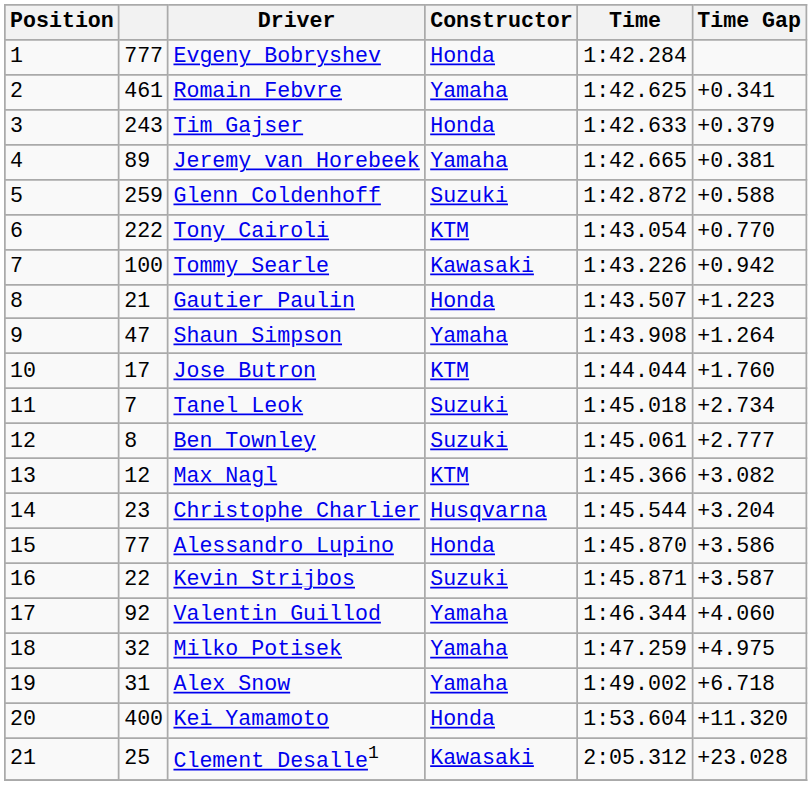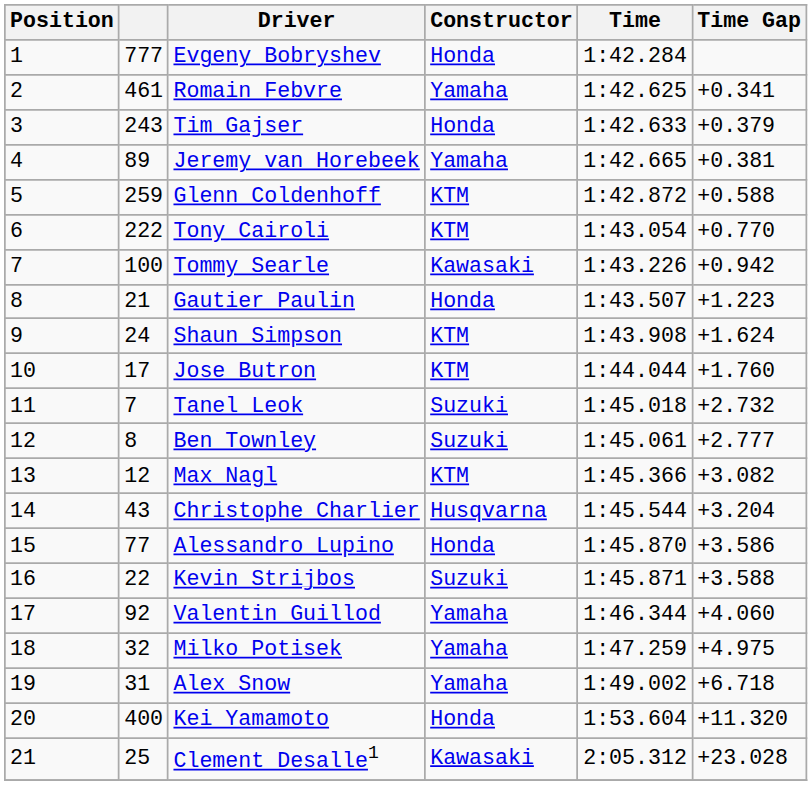(469, 197) Suzuki -> (450, 197) KTM
(137, 337) 47 -> (137, 337) 24
(469, 337) Yamaha -> (450, 337) KTM
(736, 337) +1.264 -> (736, 337) +1.624
(736, 406) +2.734 -> (736, 406) +2.732
(137, 511) 23 -> (137, 511) 43
(736, 581) +3.587 -> (736, 581) +3.588
